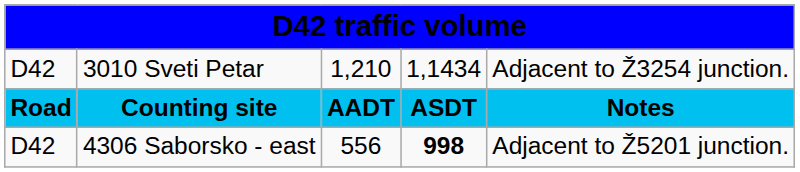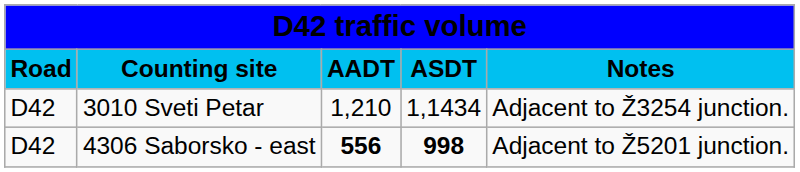rows swapped: (199, 107) <-> (173, 68)
(361, 146) normal -> (361, 146) bold
